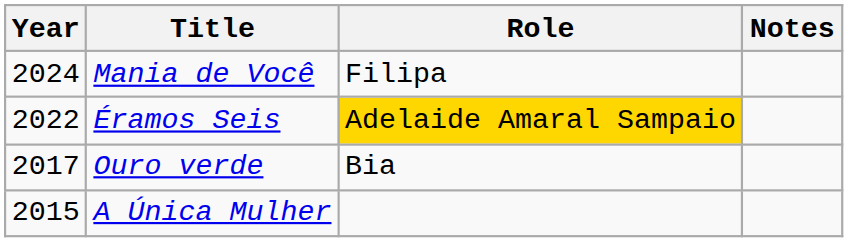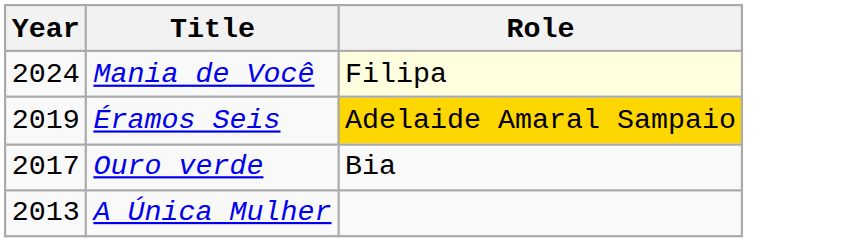- column: (792, 28)
(396, 74) no background -> (396, 74) lightyellow background
(46, 121) 2022 -> (46, 121) 2019
(46, 213) 2015 -> (46, 213) 2013
